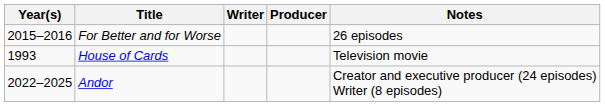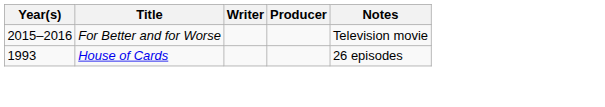(368, 35) 26 episodes -> (380, 35) Television movie
(380, 55) Television movie -> (368, 55) 26 episodes
- row: (96, 83)
